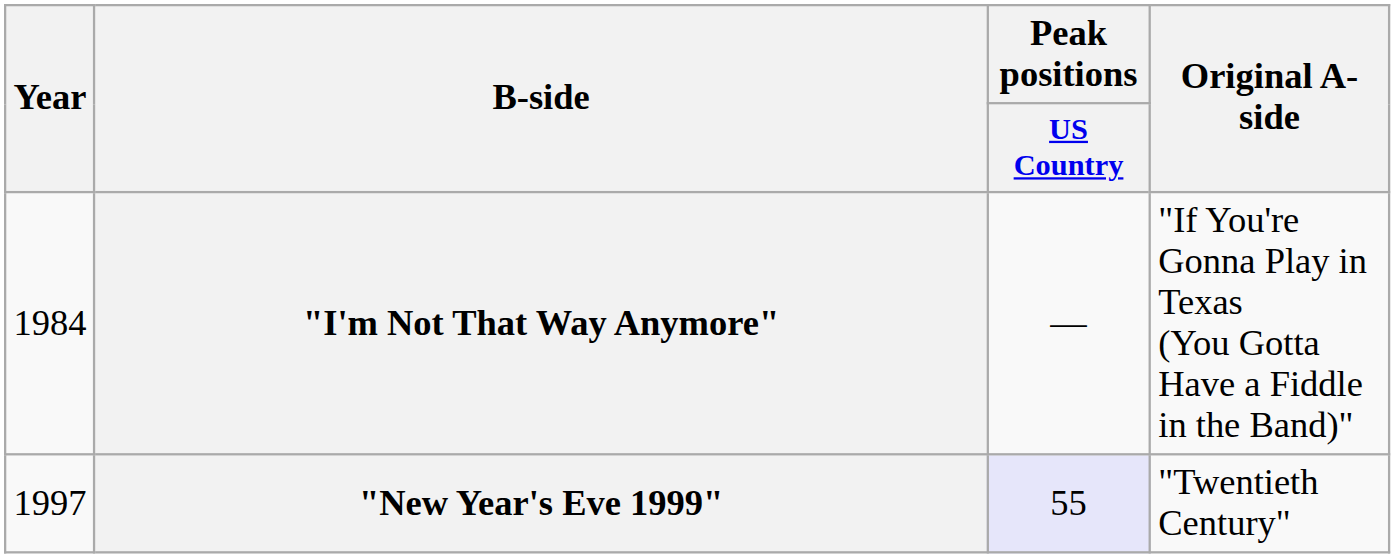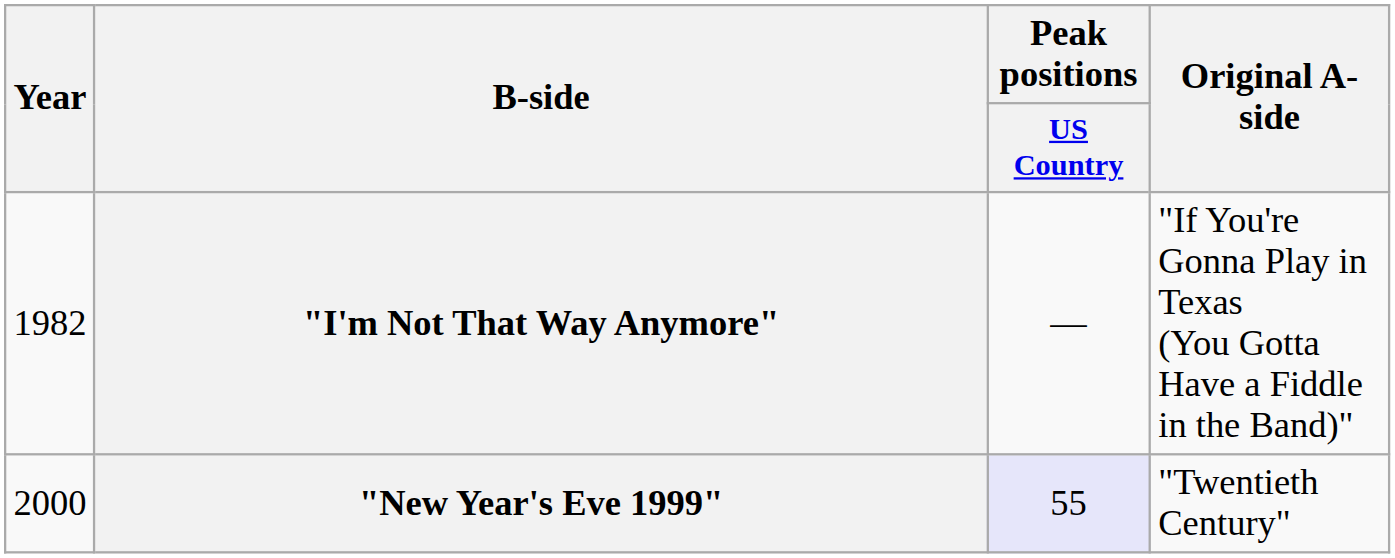(50, 322) 1984 -> (50, 322) 1982
(50, 503) 1997 -> (50, 503) 2000
